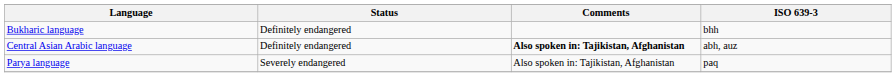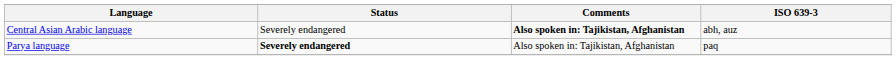- row: (45, 30)
(306, 47) Definitely endangered -> (303, 30) Severely endangered
(303, 63) normal -> (305, 47) bold
